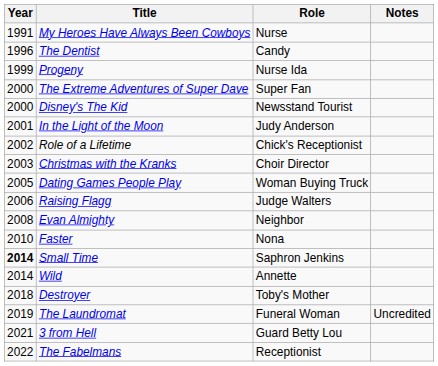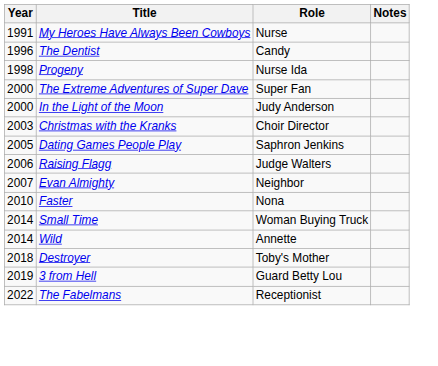(20, 70) 1999 -> (20, 70) 1998
- row: (83, 107)
(20, 126) 2001 -> (20, 107) 2000
- row: (85, 145)
(312, 182) Woman Buying Truck -> (300, 145) Saphron Jenkins
(20, 220) 2008 -> (20, 182) 2007
(20, 257) bold -> (20, 220) normal
(300, 257) Saphron Jenkins -> (312, 220) Woman Buying Truck
- row: (82, 314)
(20, 333) 2021 -> (20, 276) 2019
